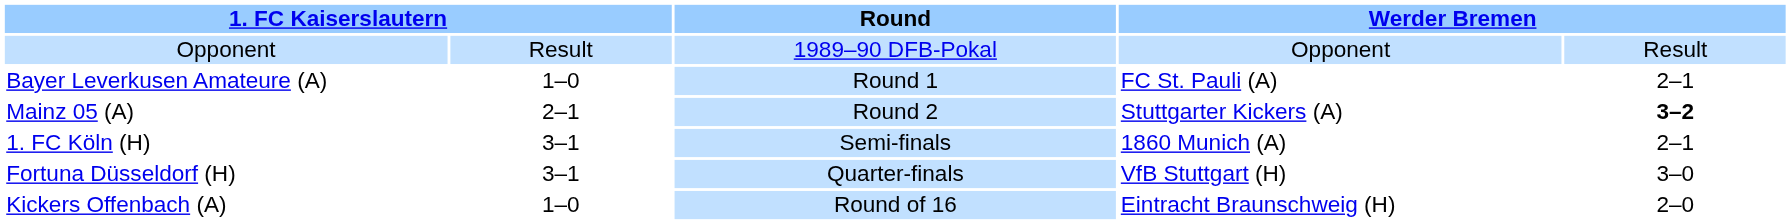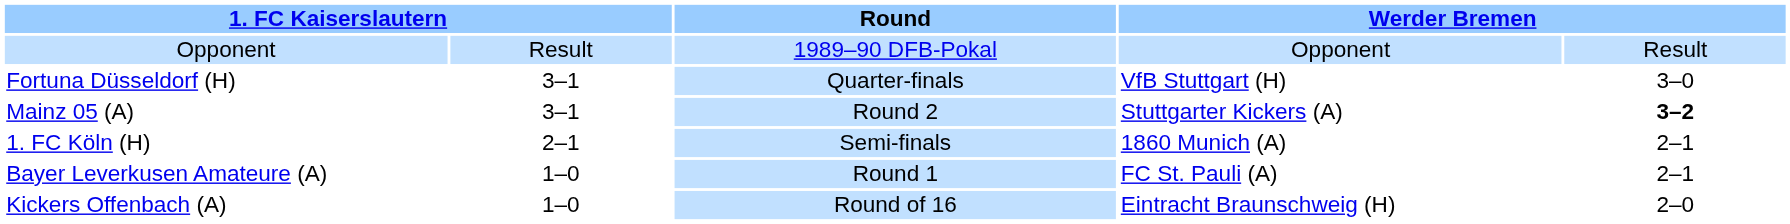rows swapped: (167, 80) <-> (121, 173)
(561, 111) 2–1 -> (561, 111) 3–1
(561, 142) 3–1 -> (561, 142) 2–1
